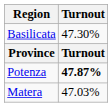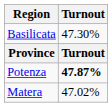(80, 92) 47.03% -> (80, 92) 47.02%
